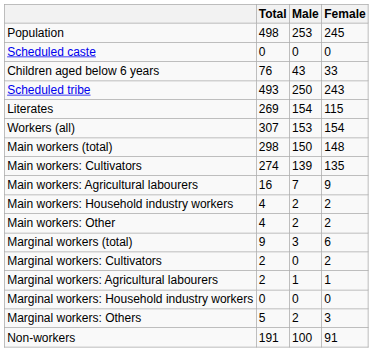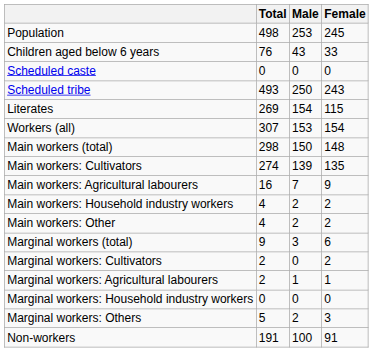rows swapped: (83, 71) <-> (52, 52)
